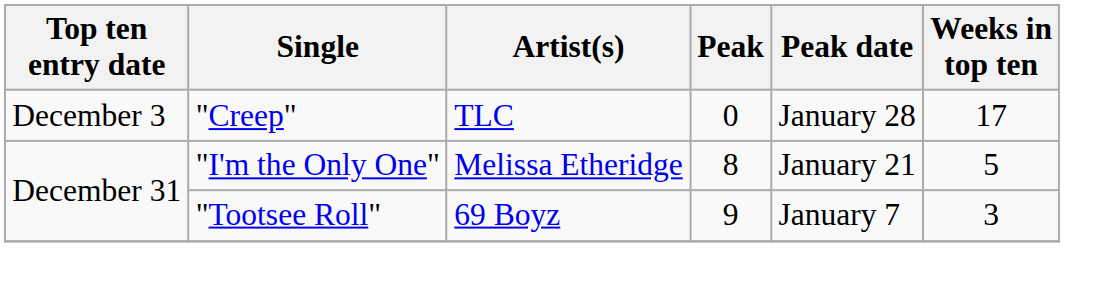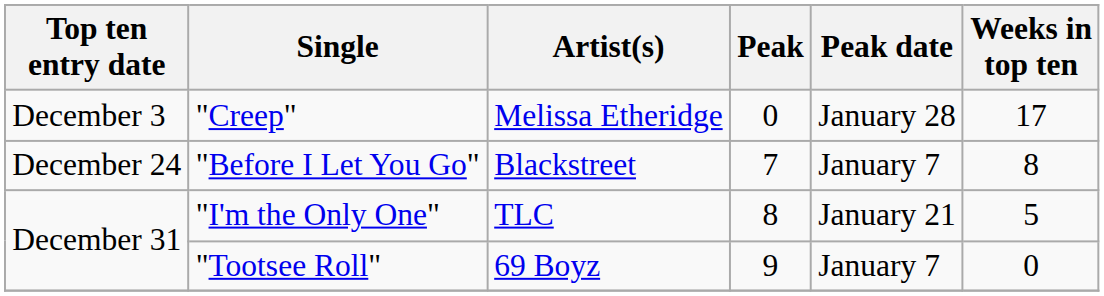(484, 114) TLC -> (608, 114) Melissa Etheridge
+ row: (338, 164)
(569, 164) Melissa Etheridge -> (524, 214) TLC
(991, 214) 3 -> (1031, 264) 0
